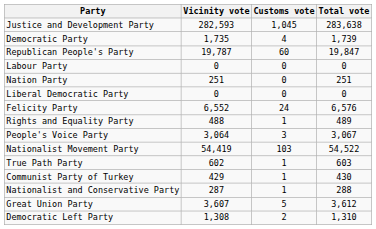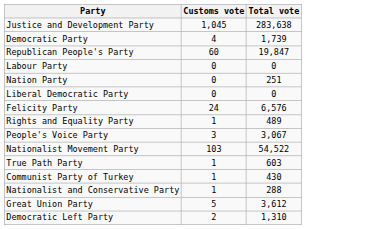- column: (216, 11)
